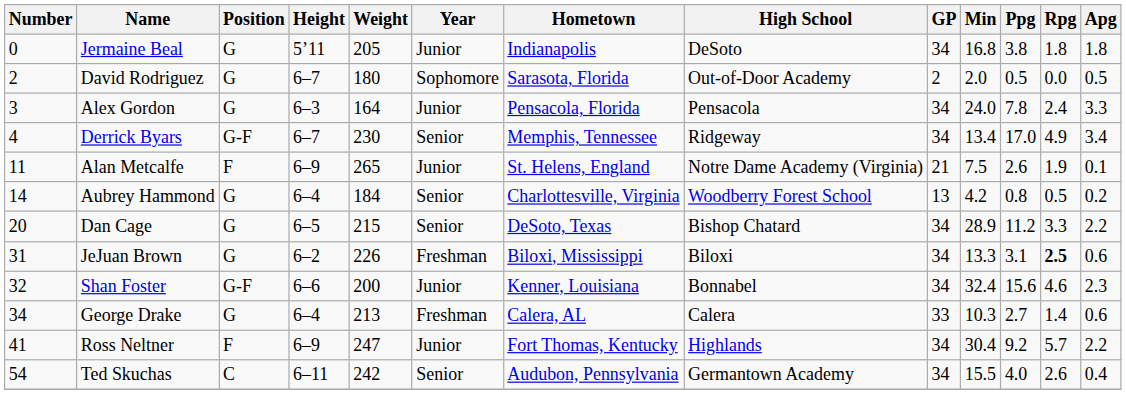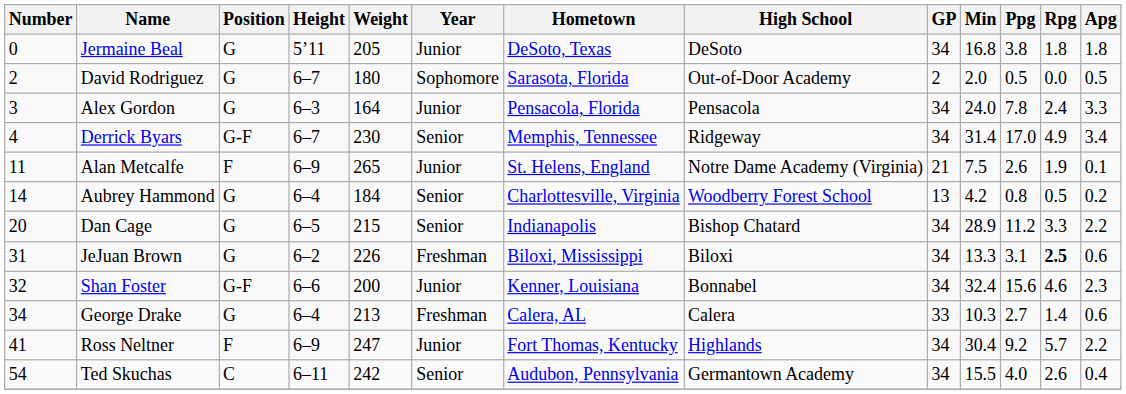(552, 49) Indianapolis -> (559, 49) DeSoto, Texas
(980, 137) 13.4 -> (980, 137) 31.4
(559, 226) DeSoto, Texas -> (552, 226) Indianapolis
